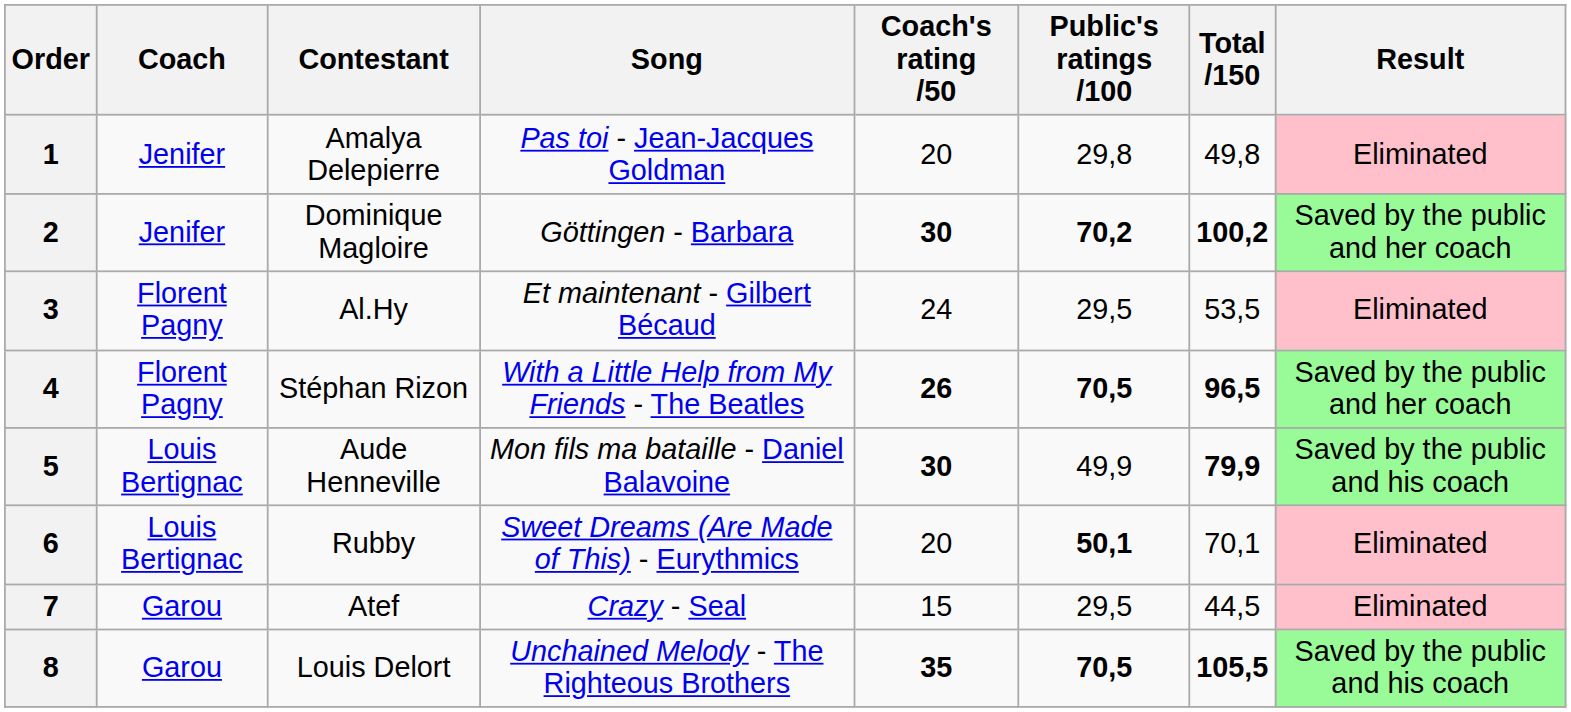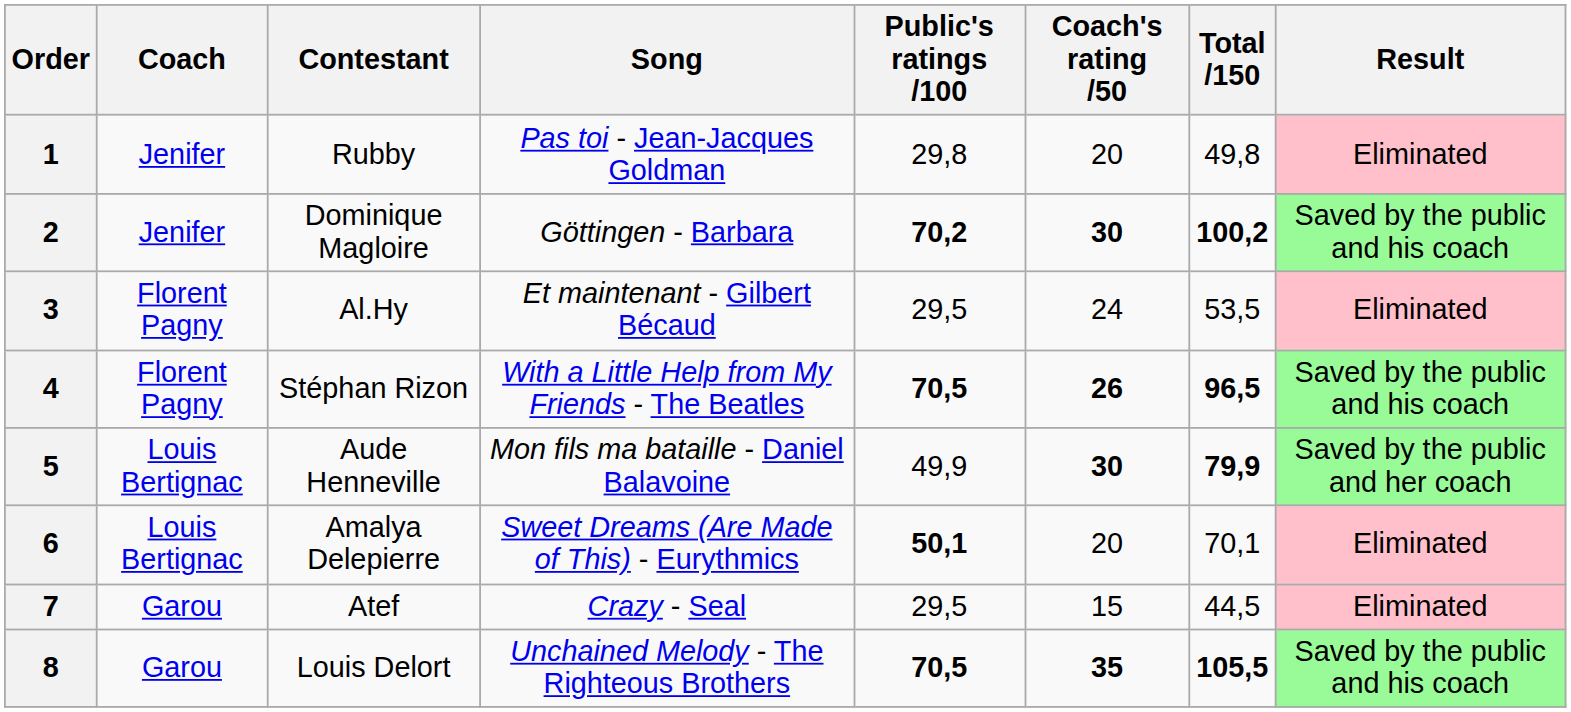columns swapped: (1104, 59) <-> (936, 59)
(374, 154) Amalya Delepierre -> (374, 154) Rubby
(1420, 232) Saved by the public and her coach -> (1420, 232) Saved by the public and his coach
(1420, 388) Saved by the public and her coach -> (1420, 388) Saved by the public and his coach
(1420, 466) Saved by the public and his coach -> (1420, 466) Saved by the public and her coach
(374, 544) Rubby -> (374, 544) Amalya Delepierre
